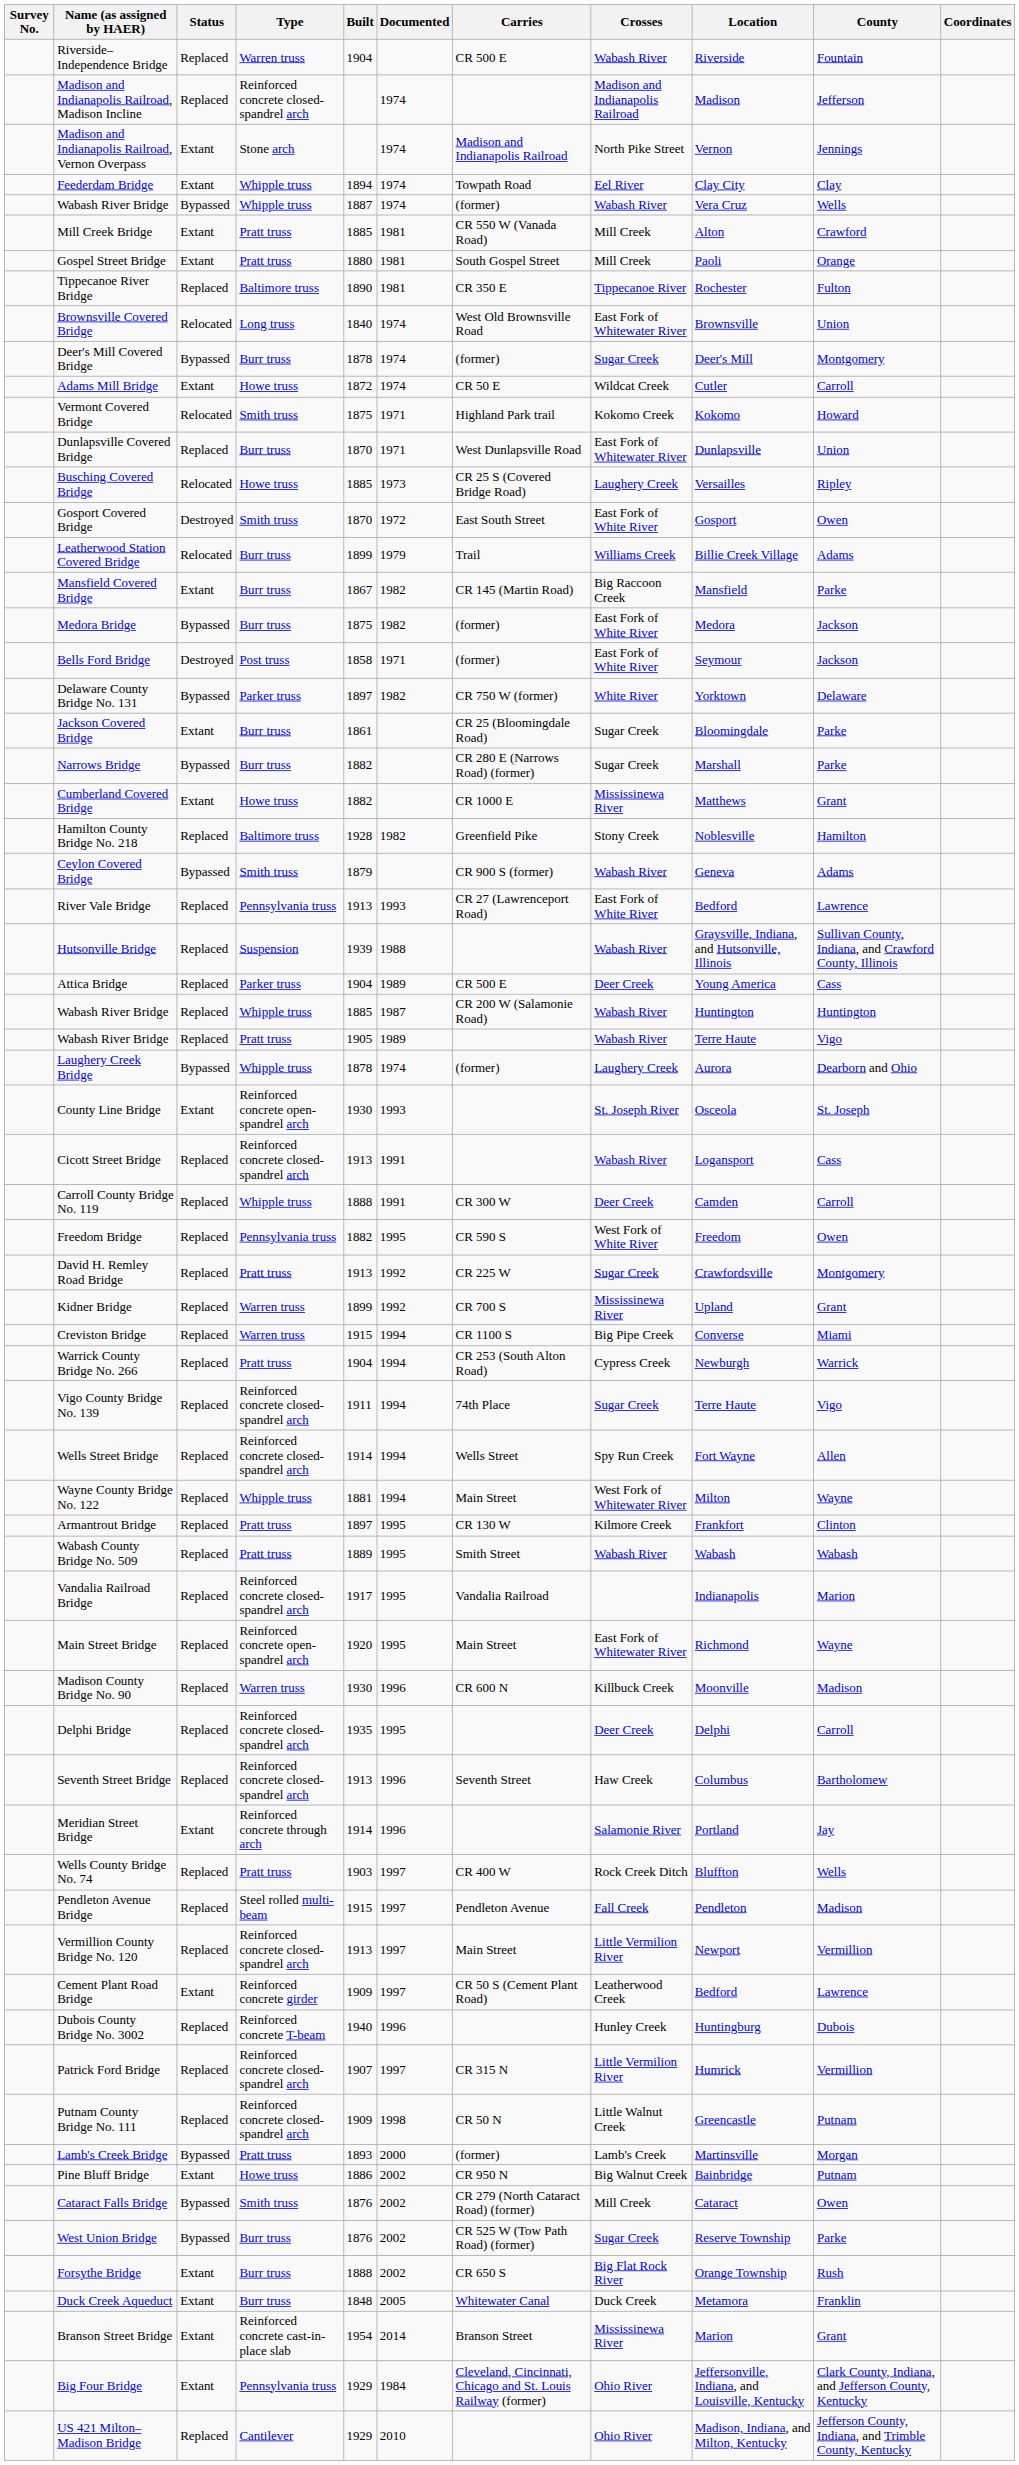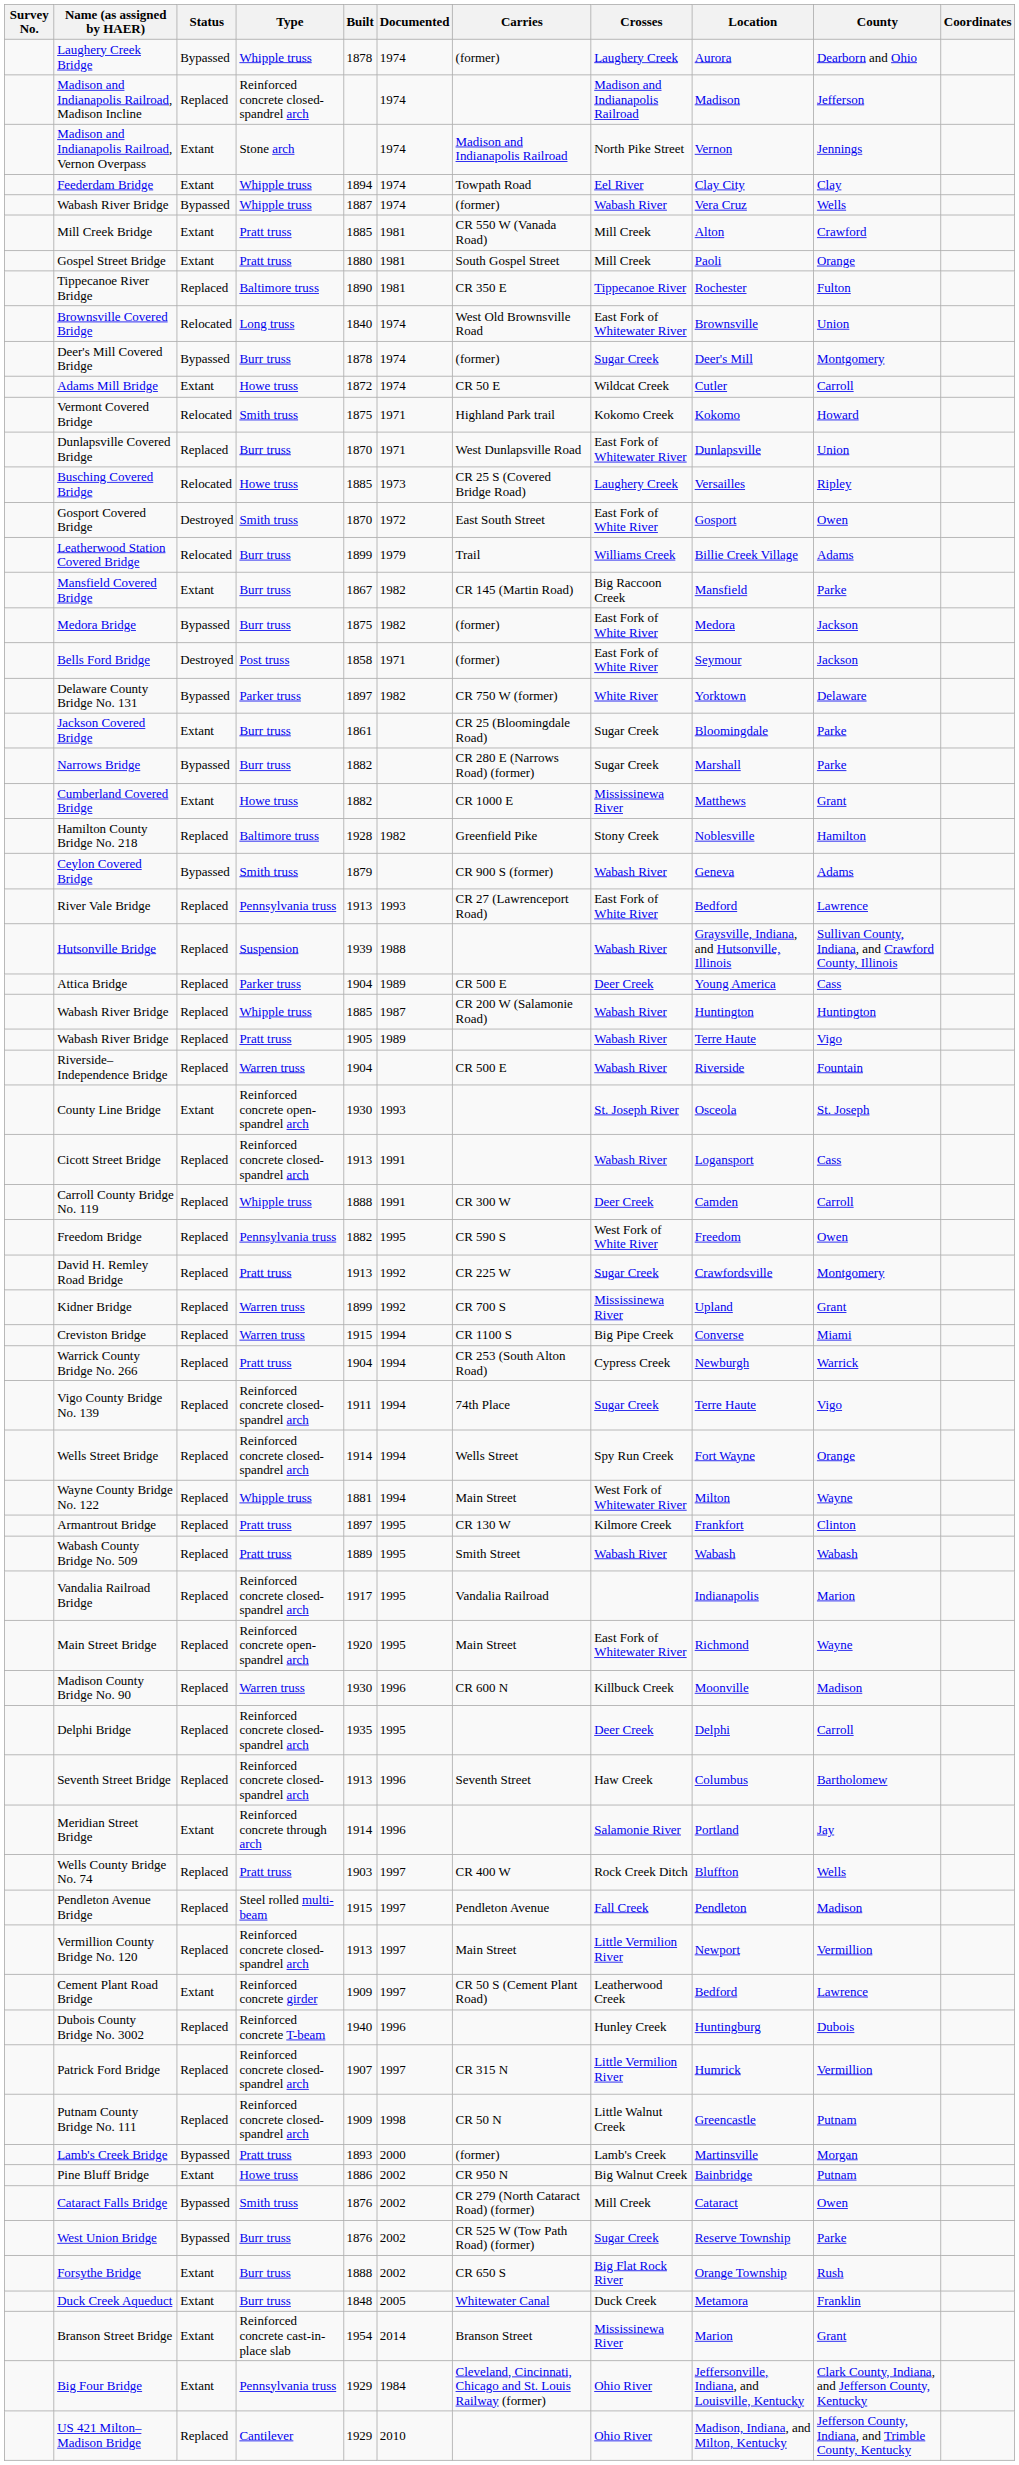rows swapped: (99, 1067) <-> (112, 57)
(831, 1455) Allen -> (836, 1455) Orange
